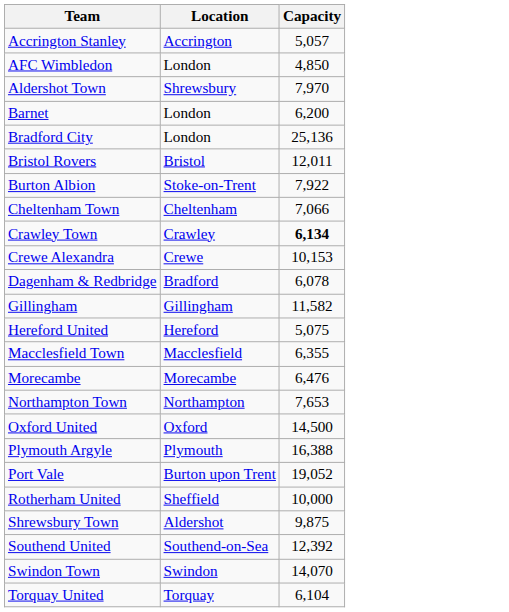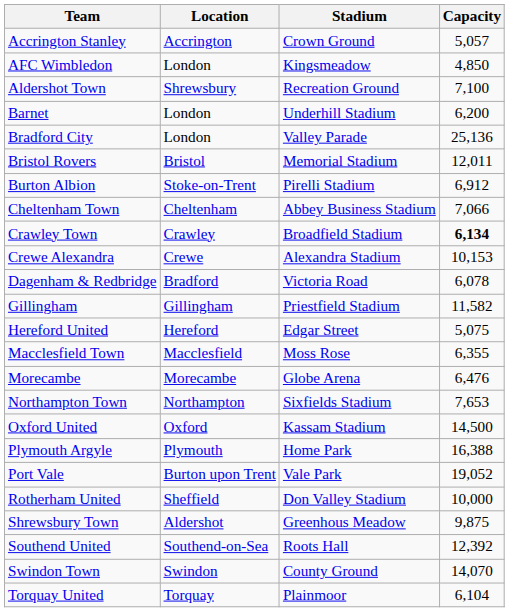+ column: (359, 16)
(312, 88) 7,970 -> (472, 88) 7,100
(312, 185) 7,922 -> (472, 185) 6,912
